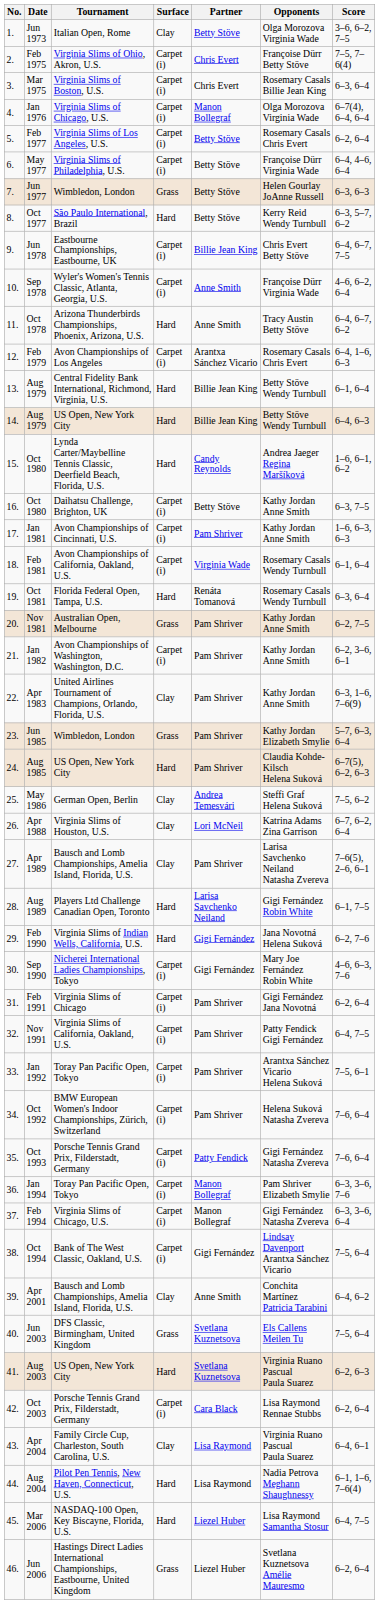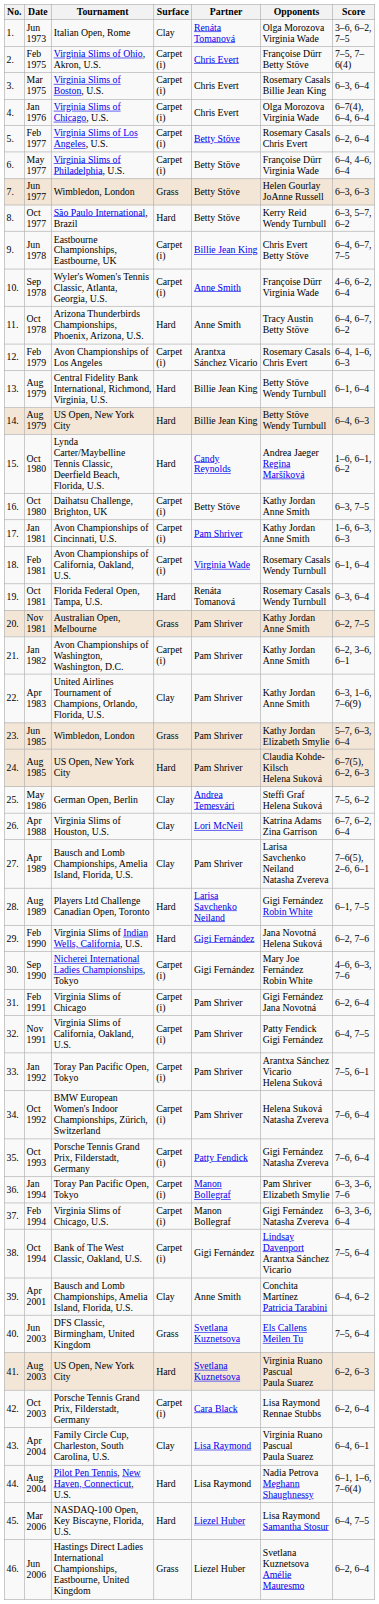(217, 33) Betty Stöve -> (215, 33) Renáta Tomanová
(212, 112) Manon Bollegraf -> (216, 112) Chris Evert
